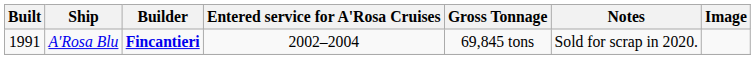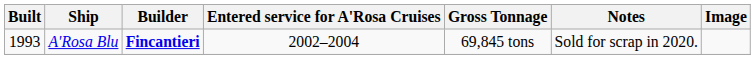(25, 41) 1991 -> (25, 41) 1993
